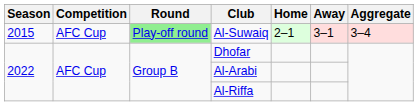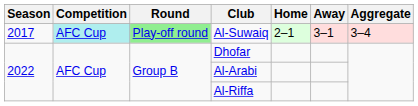(21, 33) 2015 -> (21, 33) 2017
(81, 33) no background -> (81, 33) paleturquoise background
